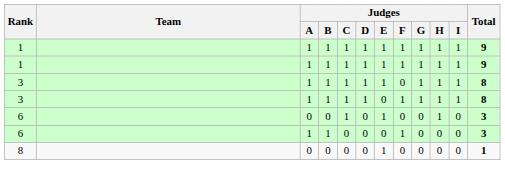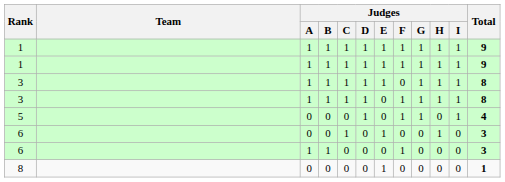+ row: (20, 116)
